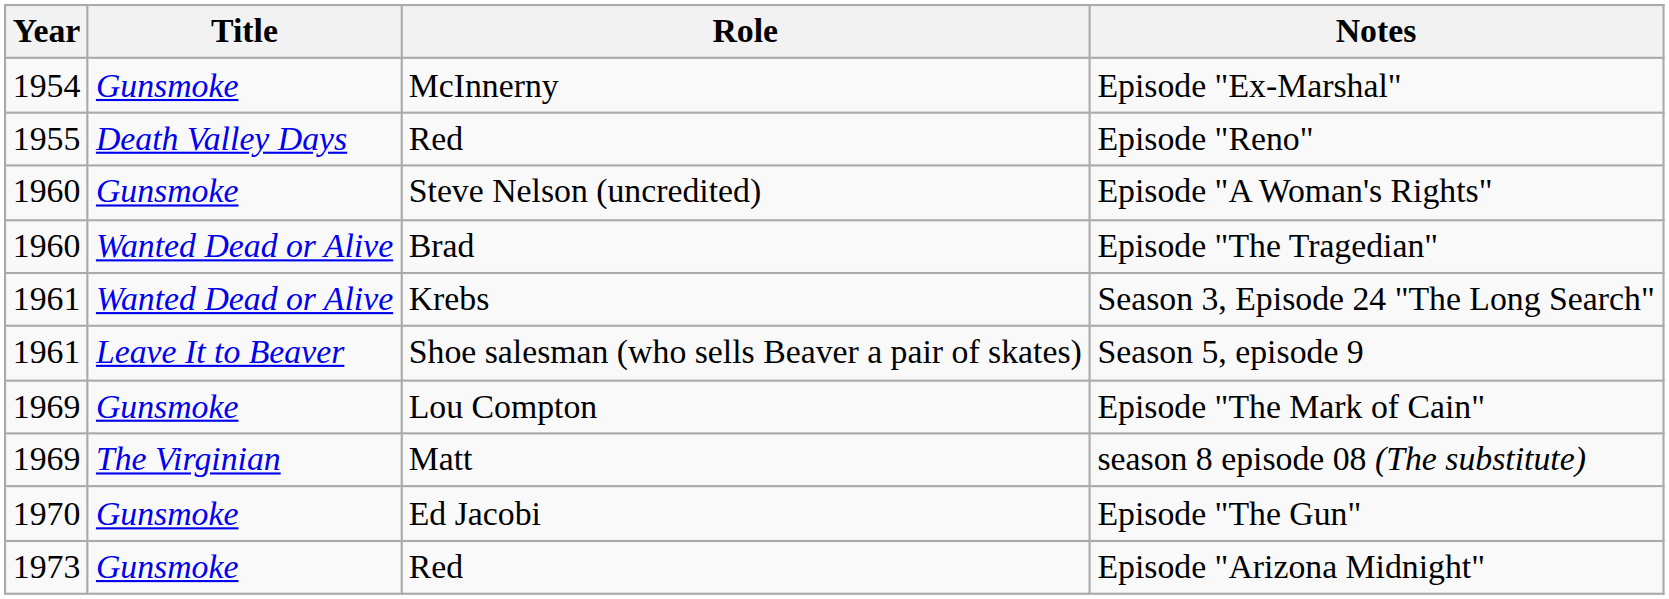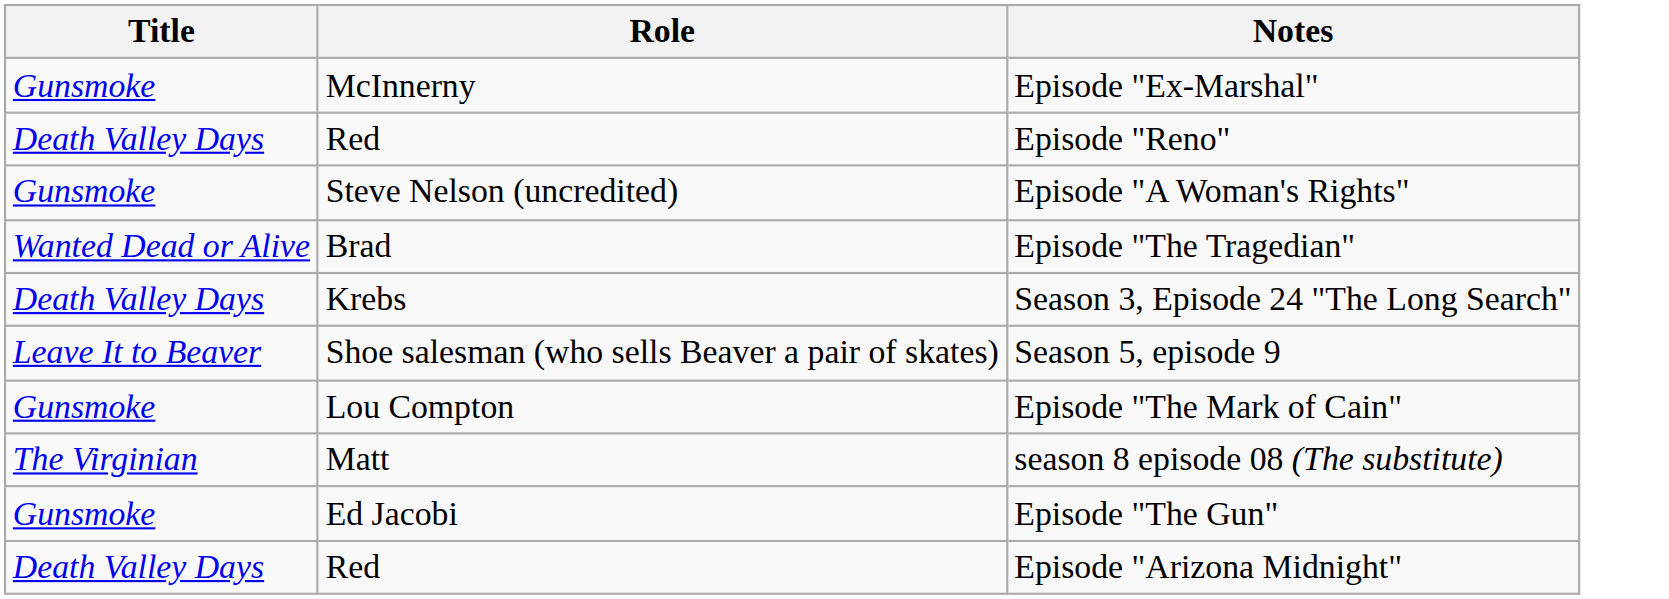- column: (47, 31)
(245, 298) Wanted Dead or Alive -> (138, 298) Death Valley Days
(167, 566) Gunsmoke -> (138, 566) Death Valley Days
